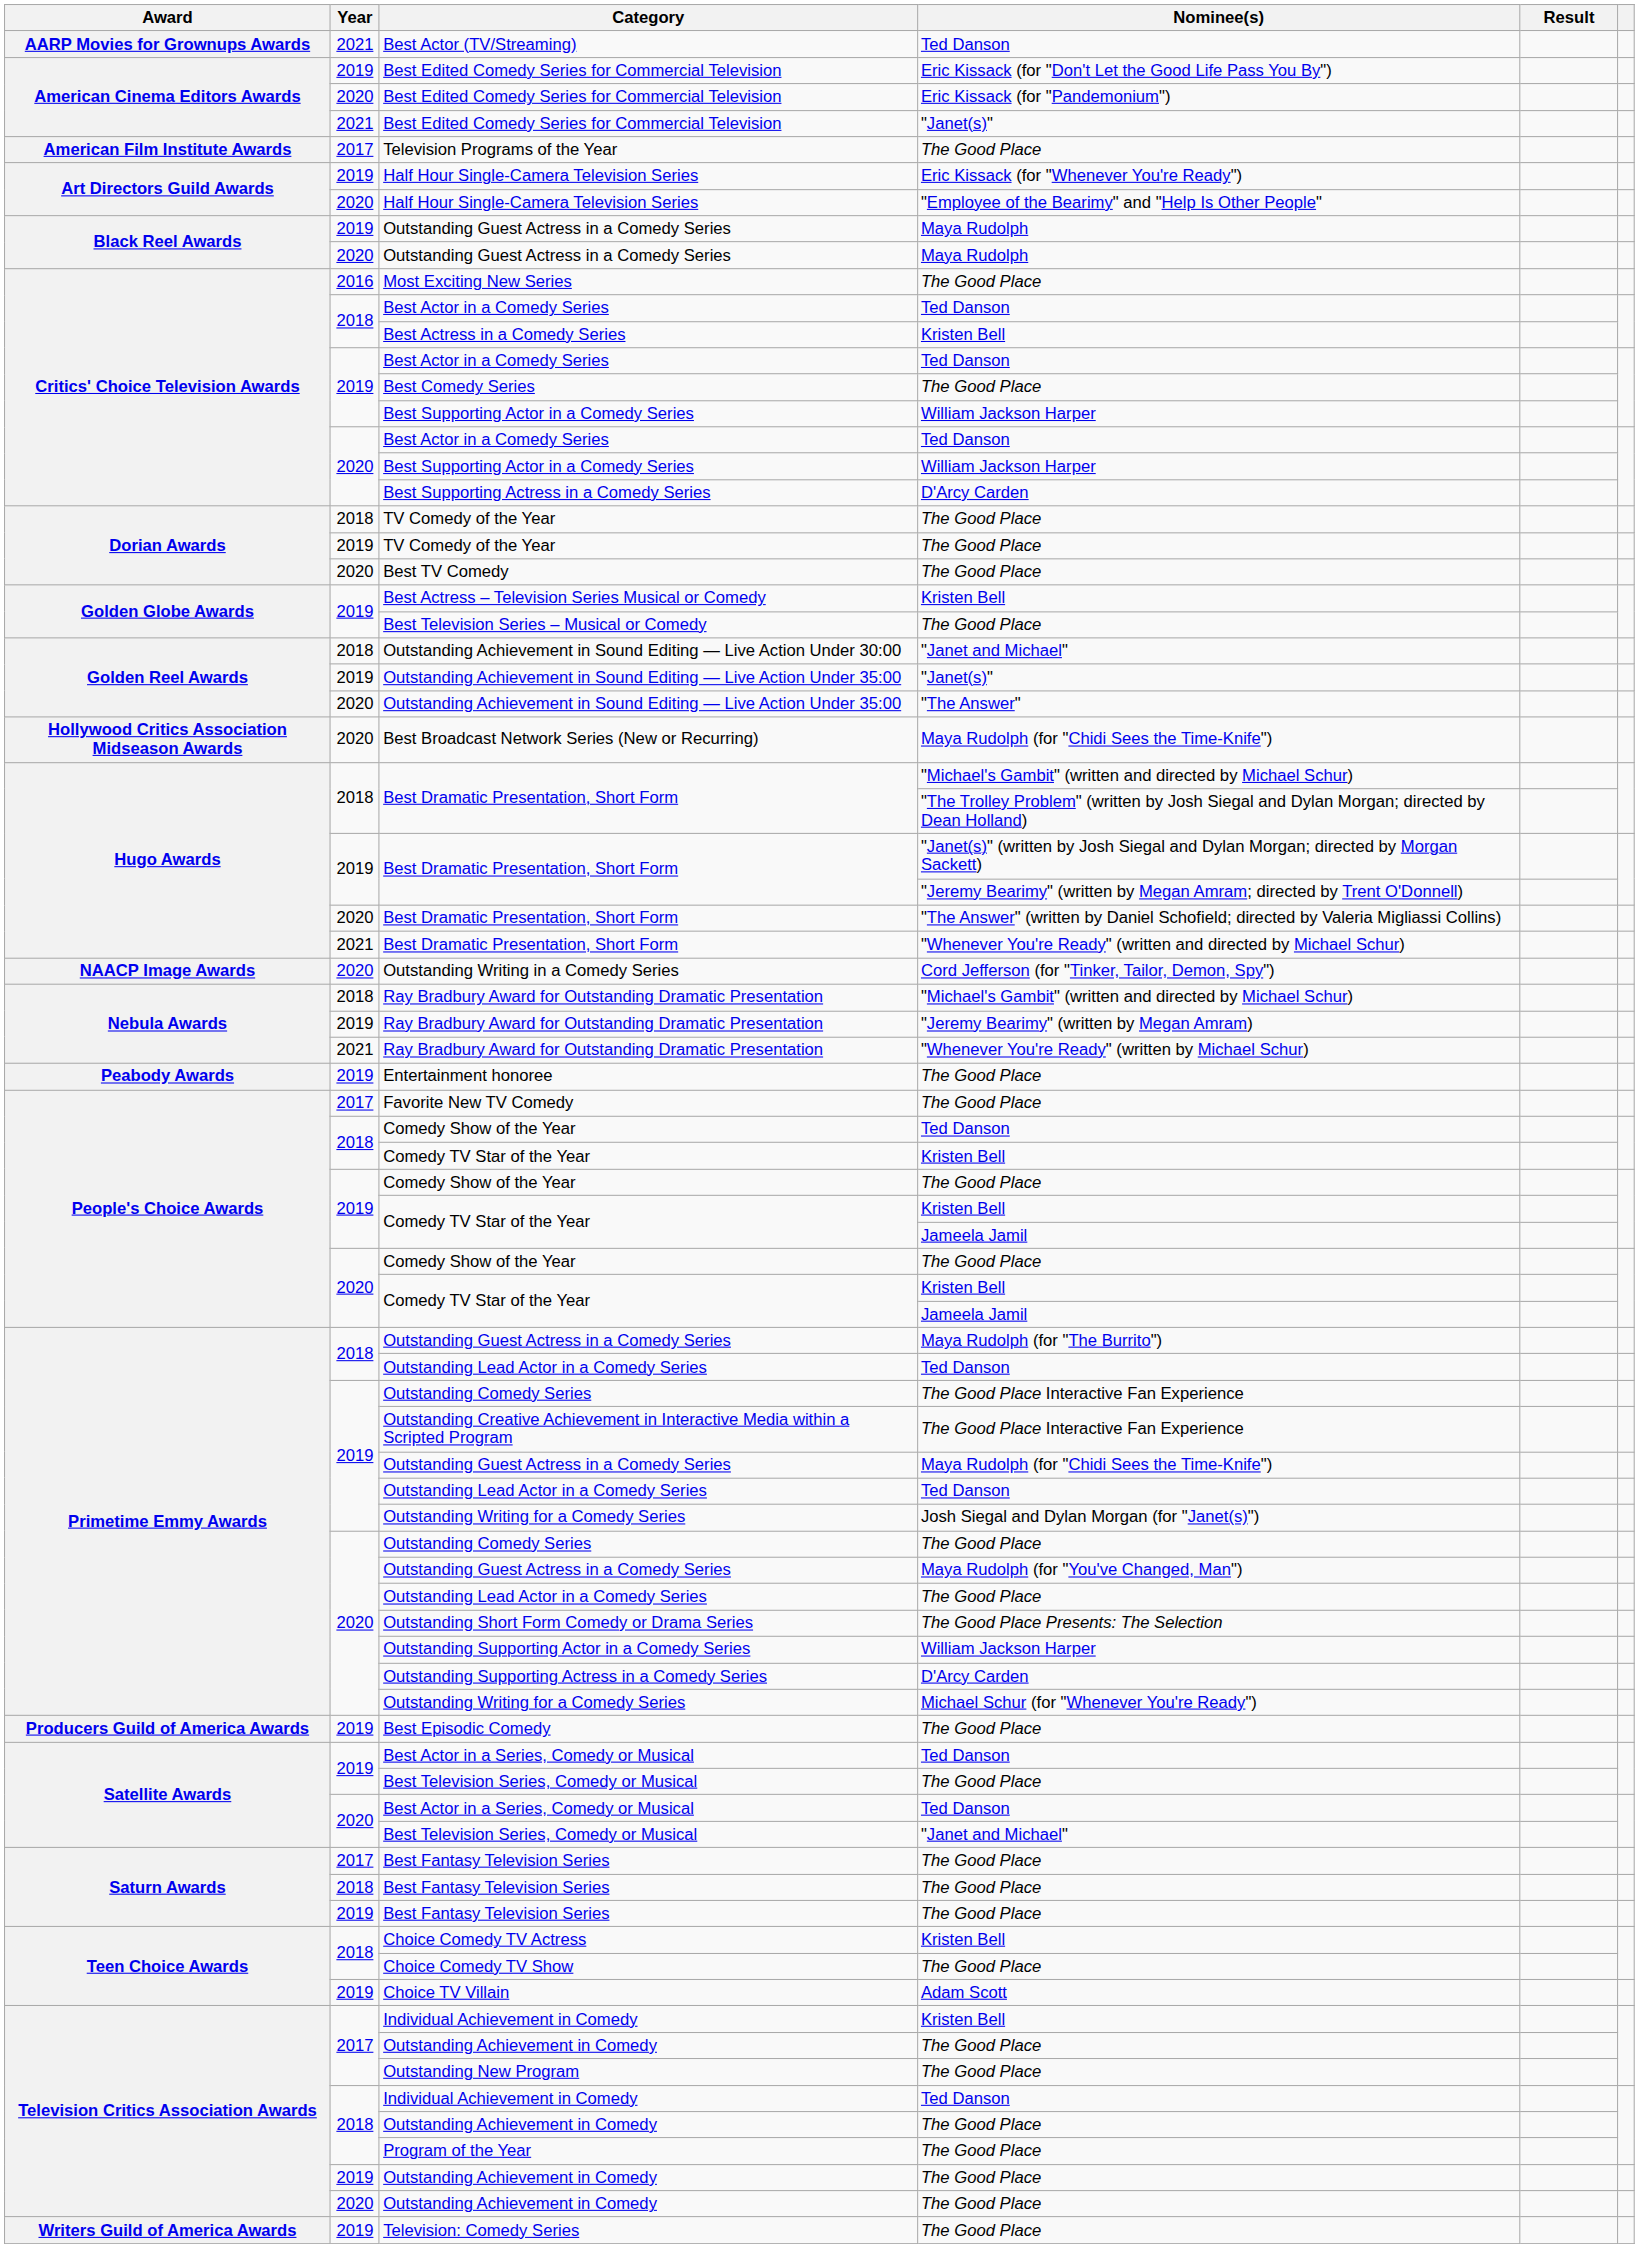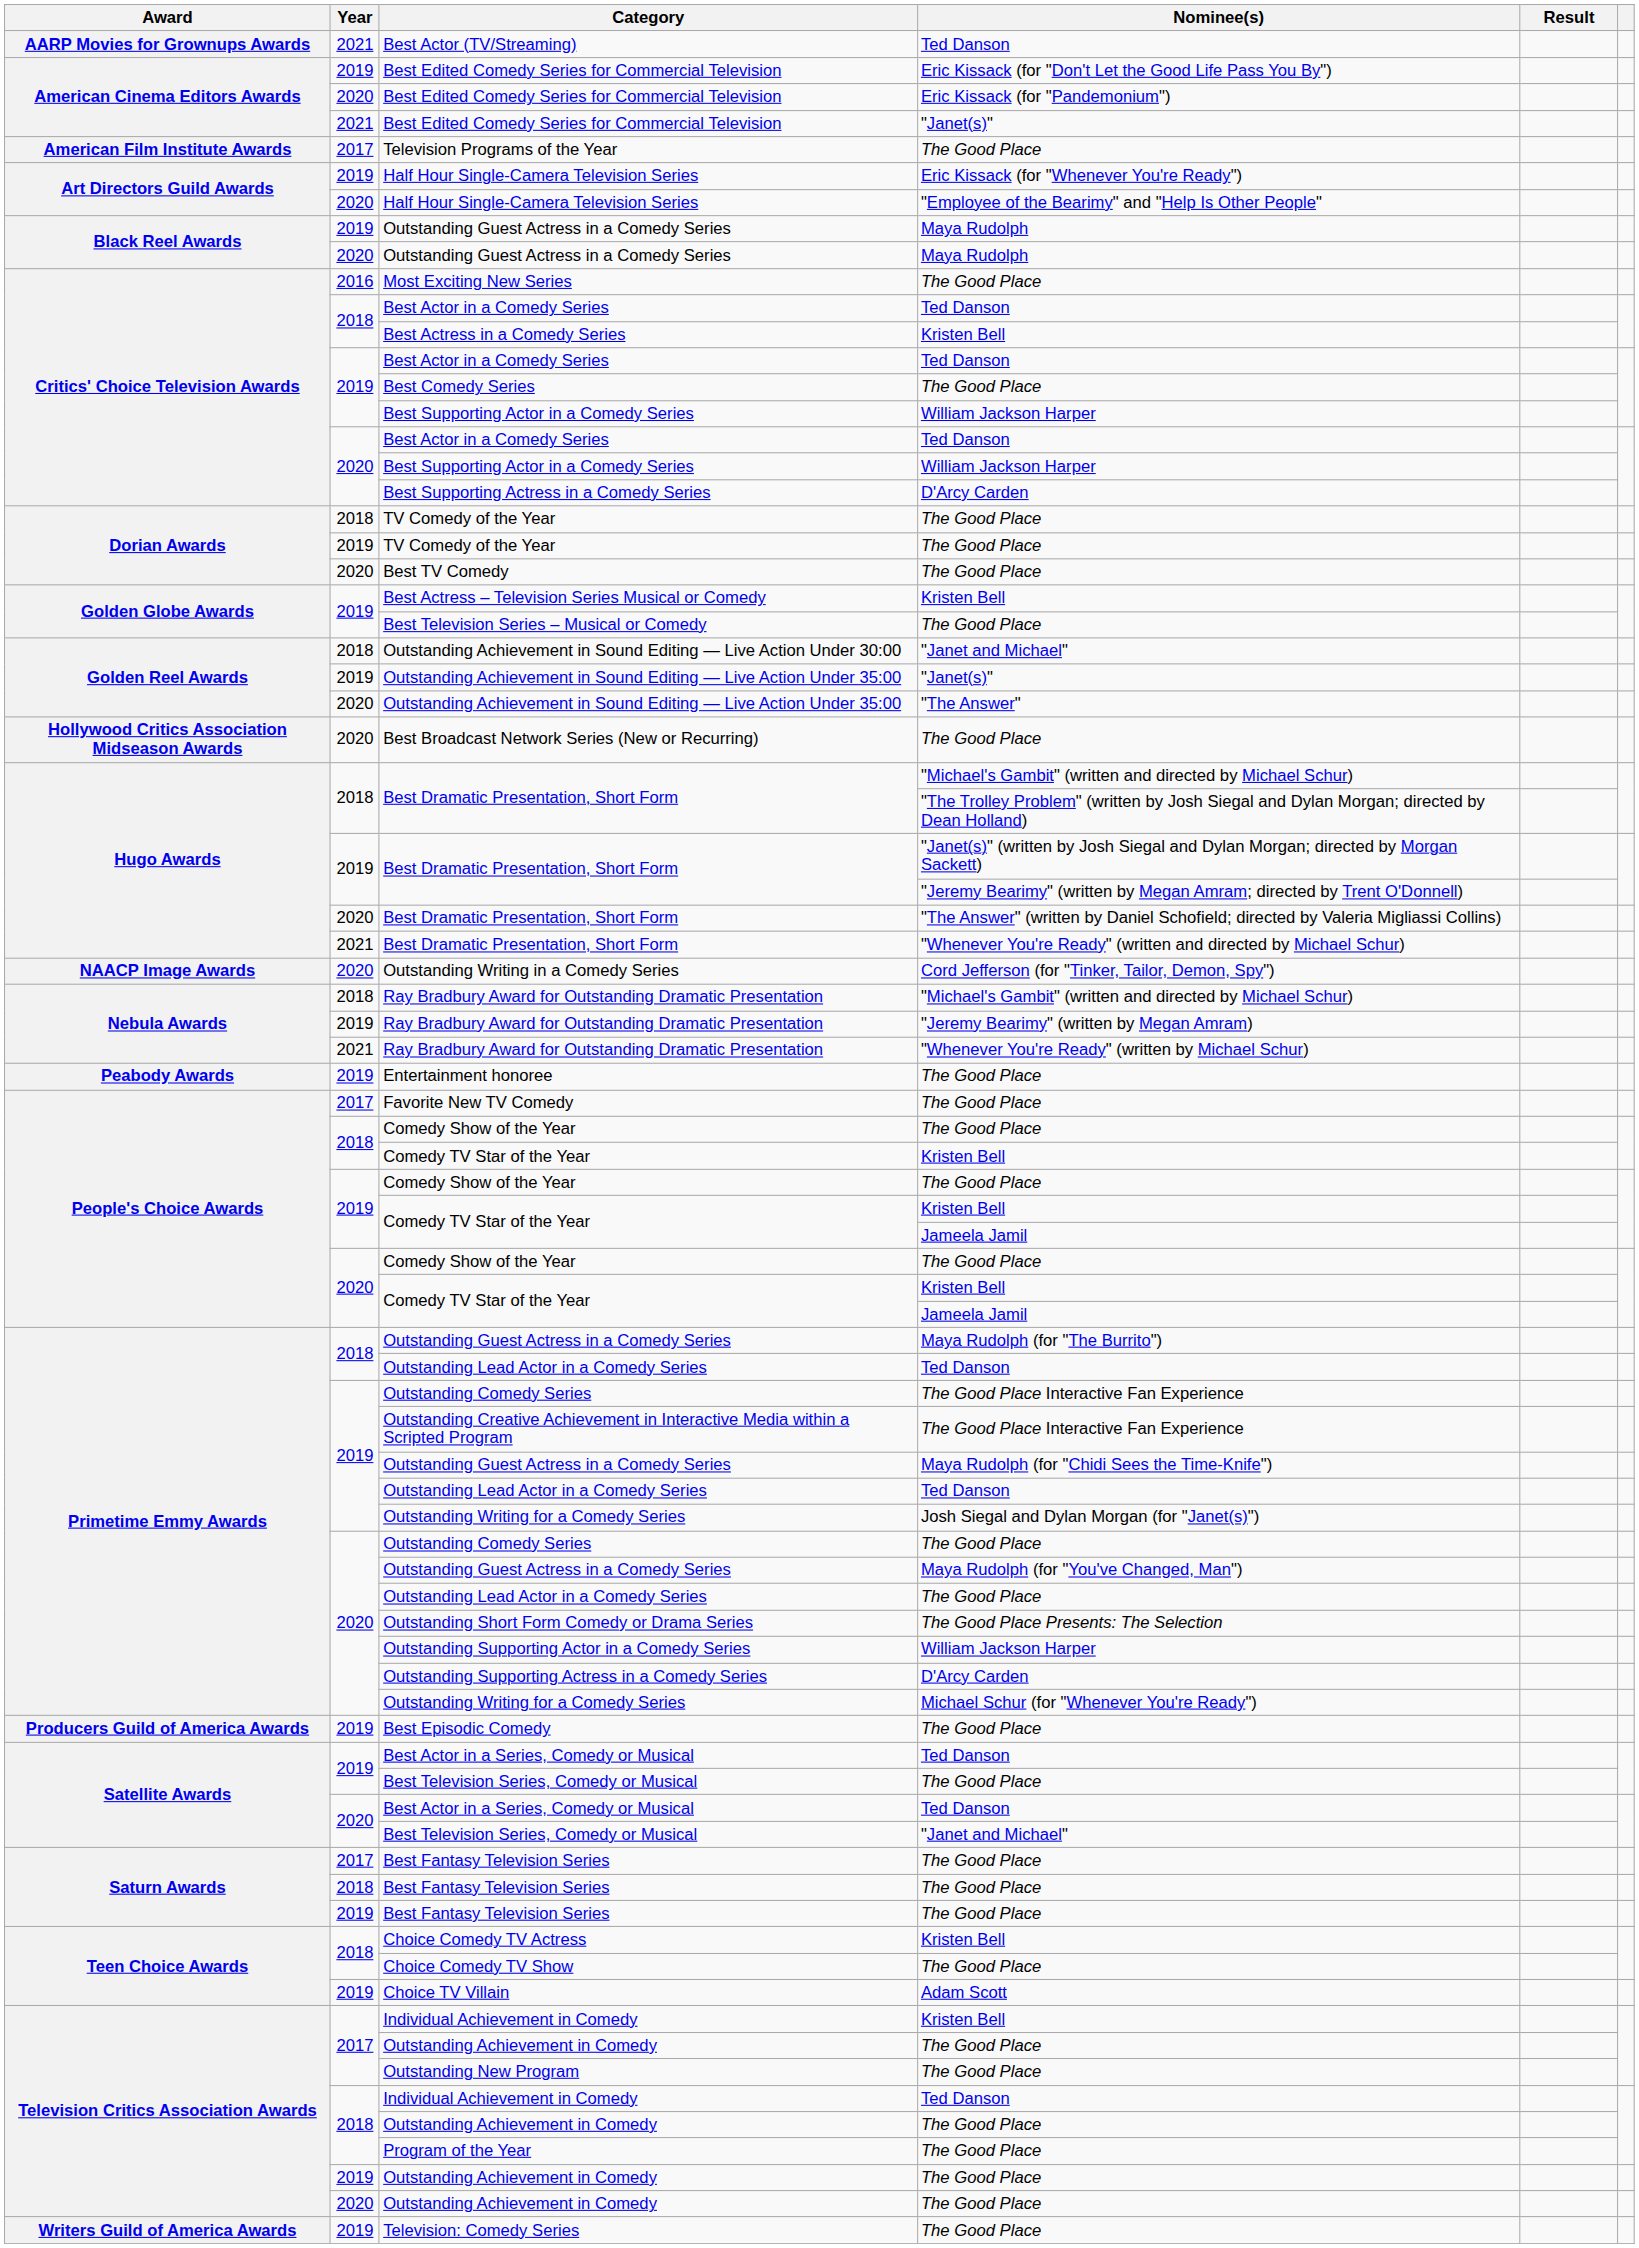(1097, 739) Maya Rudolph (for "Chidi Sees the Time-Knife") -> (981, 739) The Good Place
(965, 1129) Ted Danson -> (981, 1129) The Good Place
